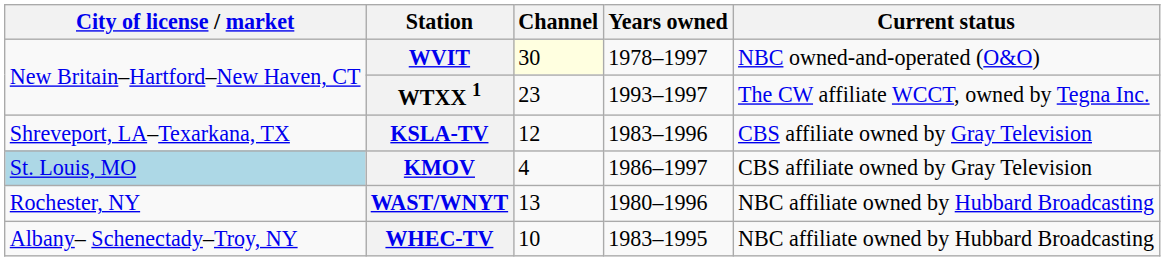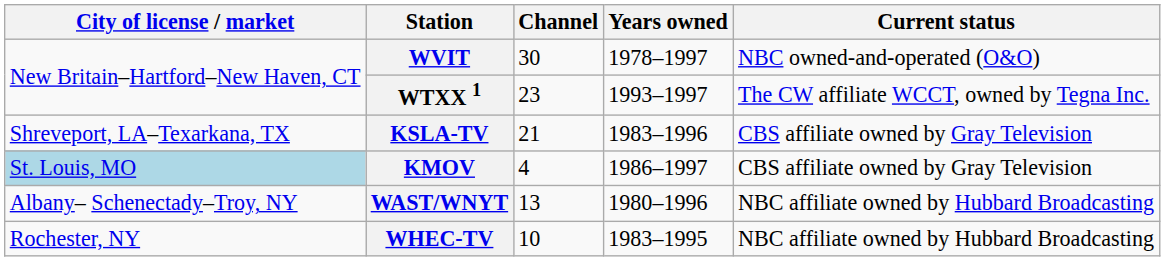(529, 57) lightyellow background -> (529, 57) no background
(529, 133) 12 -> (529, 133) 21
(75, 203) Rochester, NY -> (154, 203) Albany– Schenectady–Troy, NY
(154, 238) Albany– Schenectady–Troy, NY -> (75, 238) Rochester, NY
